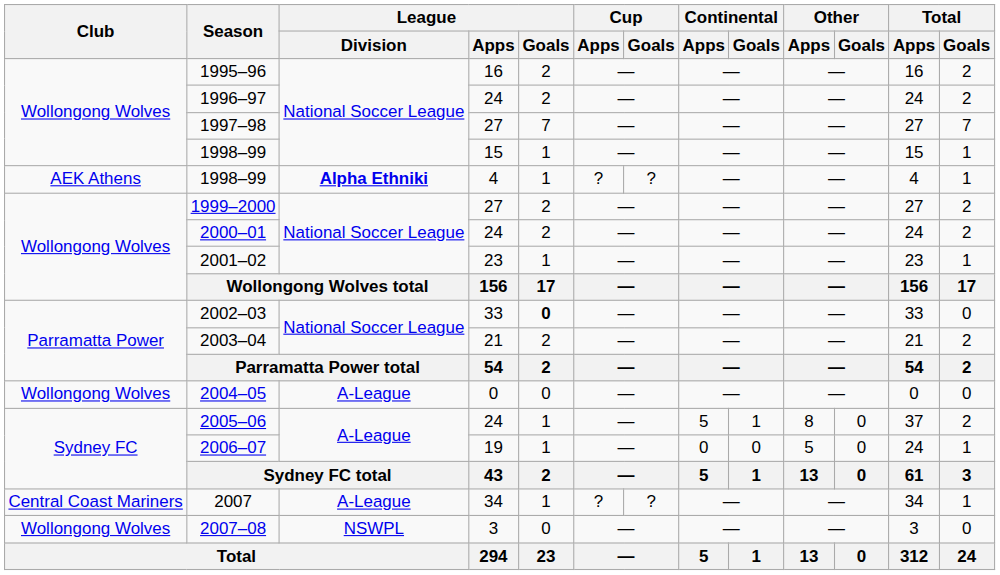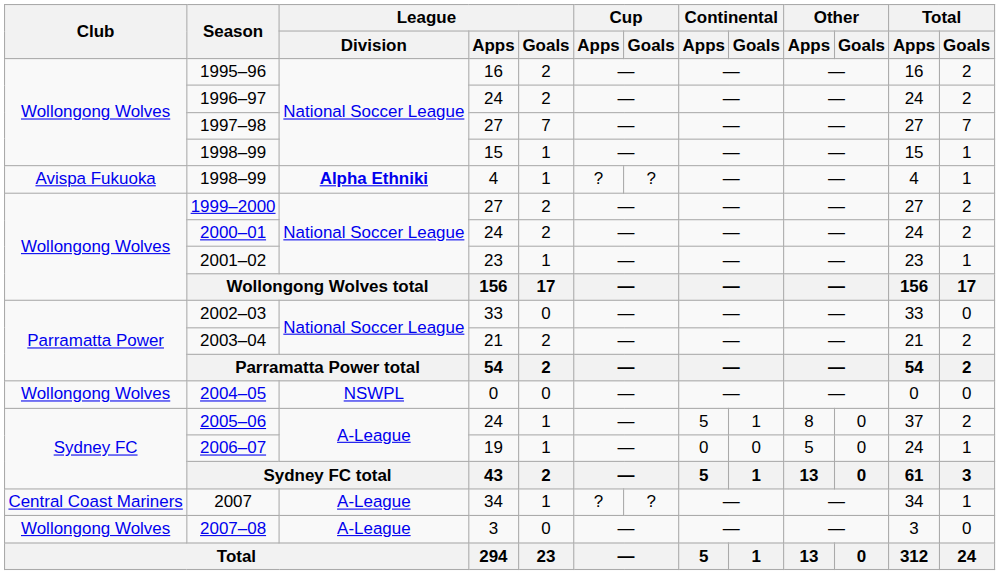(96, 179) AEK Athens -> (96, 179) Avispa Fukuoka
(546, 313) bold -> (546, 313) normal
(374, 394) A-League -> (374, 394) NSWPL
(374, 529) NSWPL -> (374, 529) A-League
